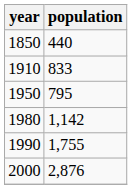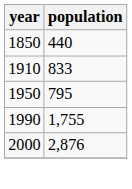- row: (24, 119)
